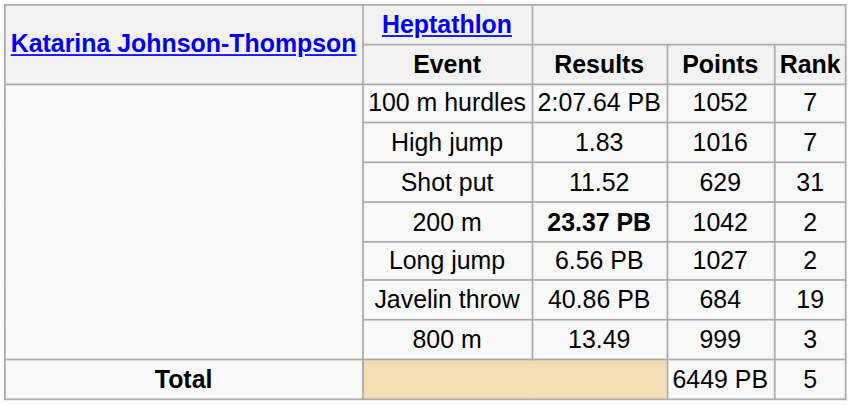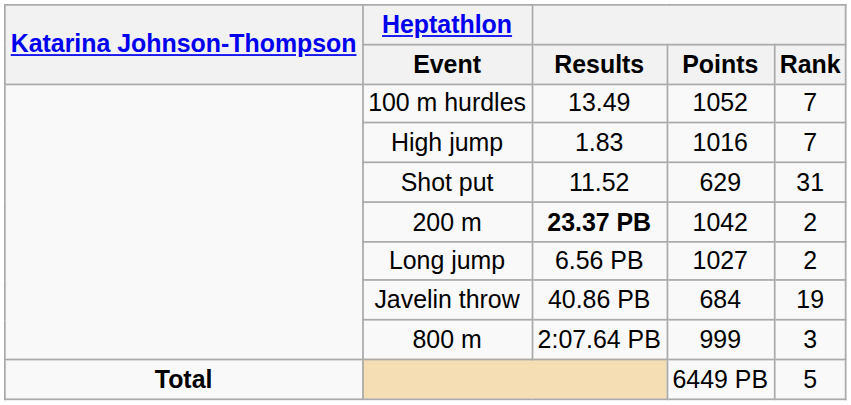(599, 104) 2:07.64 PB -> (599, 104) 13.49
(599, 340) 13.49 -> (599, 340) 2:07.64 PB
